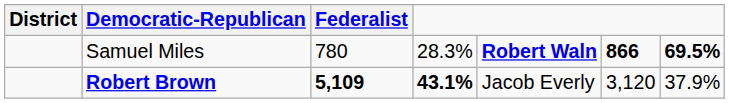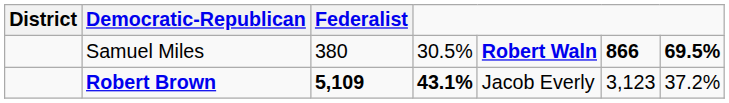(331, 51) 780 -> (331, 51) 380
(445, 51) 28.3% -> (445, 51) 30.5%
(631, 82) 3,120 -> (631, 82) 3,123
(692, 82) 37.9% -> (692, 82) 37.2%
